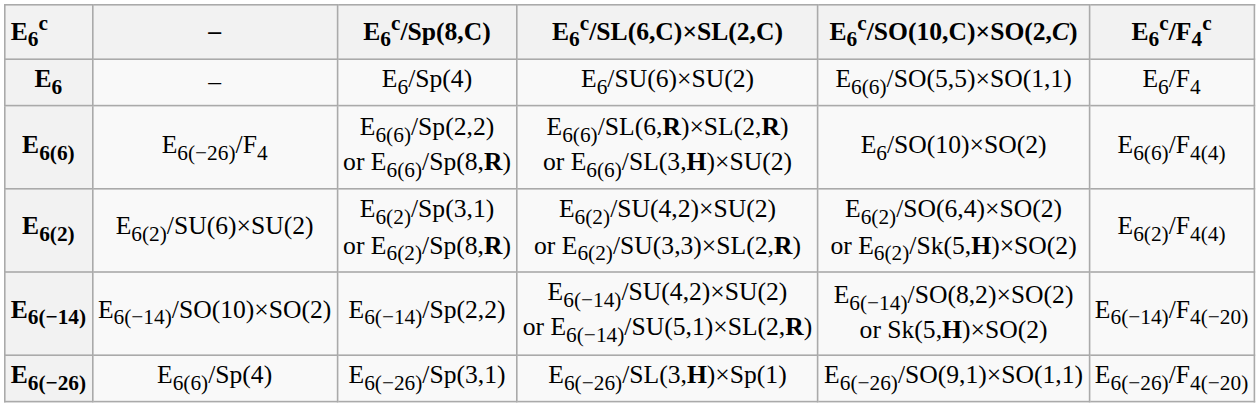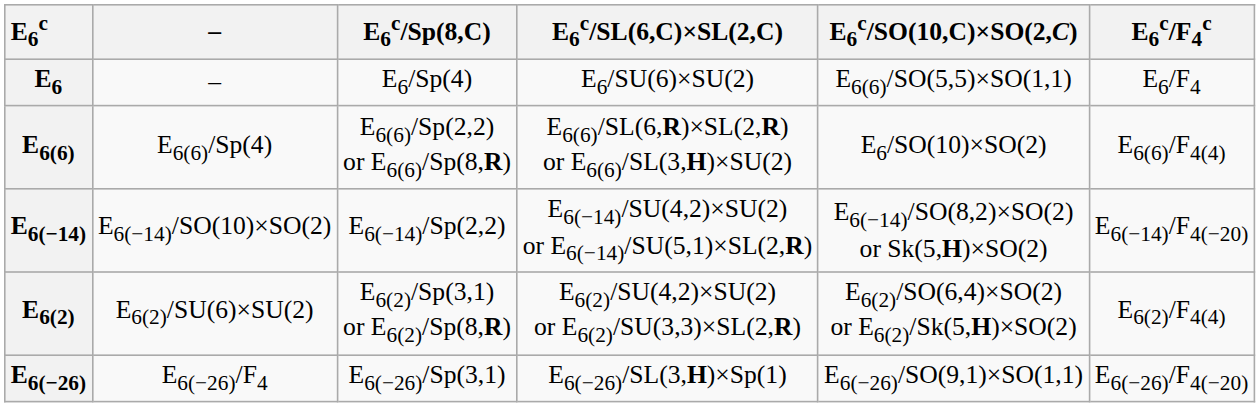(215, 147) E6(−26)/F4 -> (215, 147) E6(6)/Sp(4)
rows swapped: (48, 230) <-> (48, 313)
(215, 378) E6(6)/Sp(4) -> (215, 378) E6(−26)/F4
